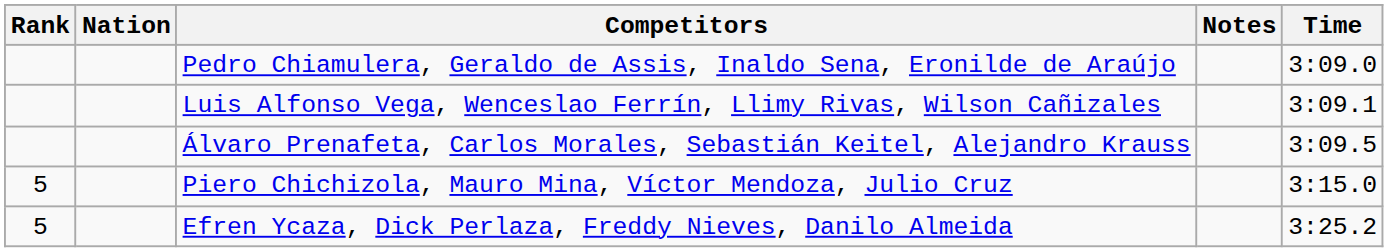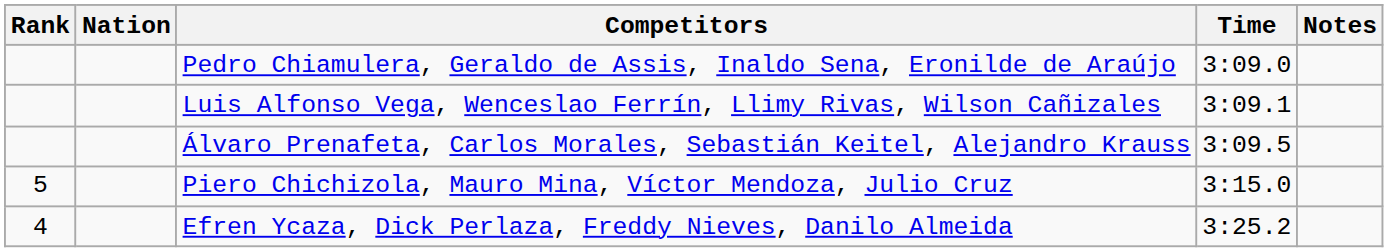columns swapped: (1333, 25) <-> (1239, 25)
(40, 226) 5 -> (40, 226) 4
